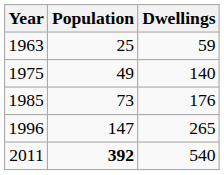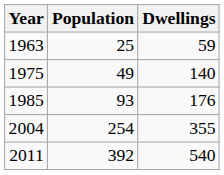(125, 100) 73 -> (125, 100) 93
- row: (26, 128)
+ row: (26, 128)
(121, 155) bold -> (121, 155) normal
